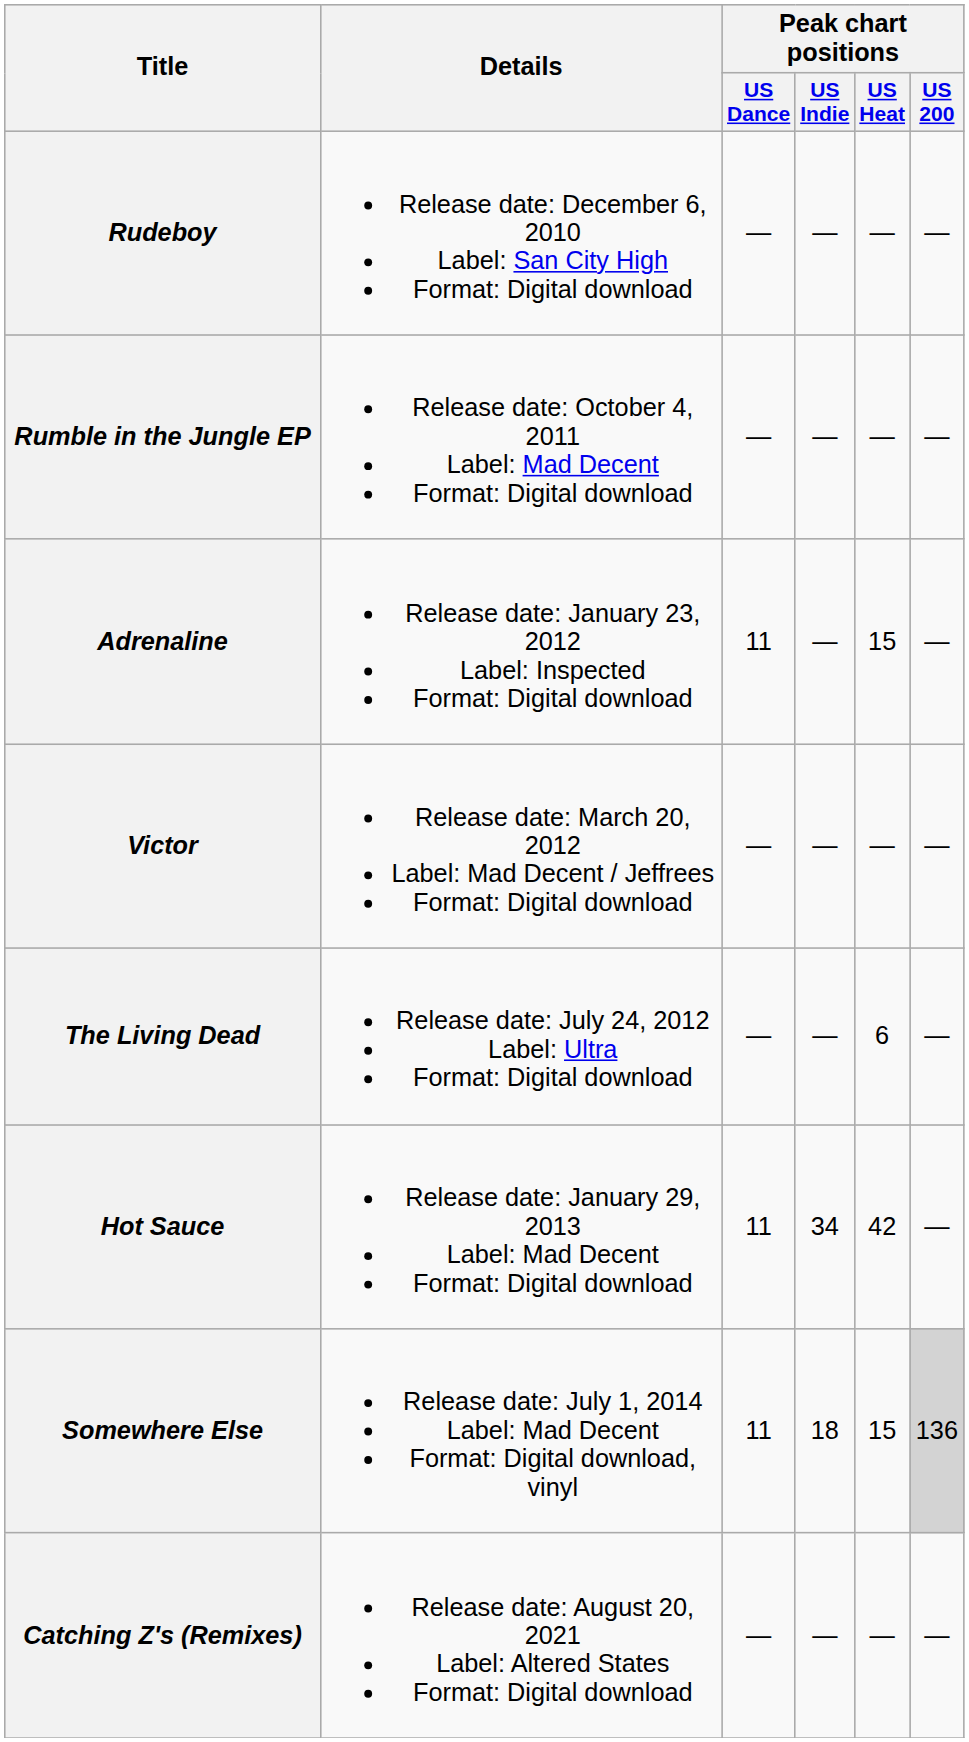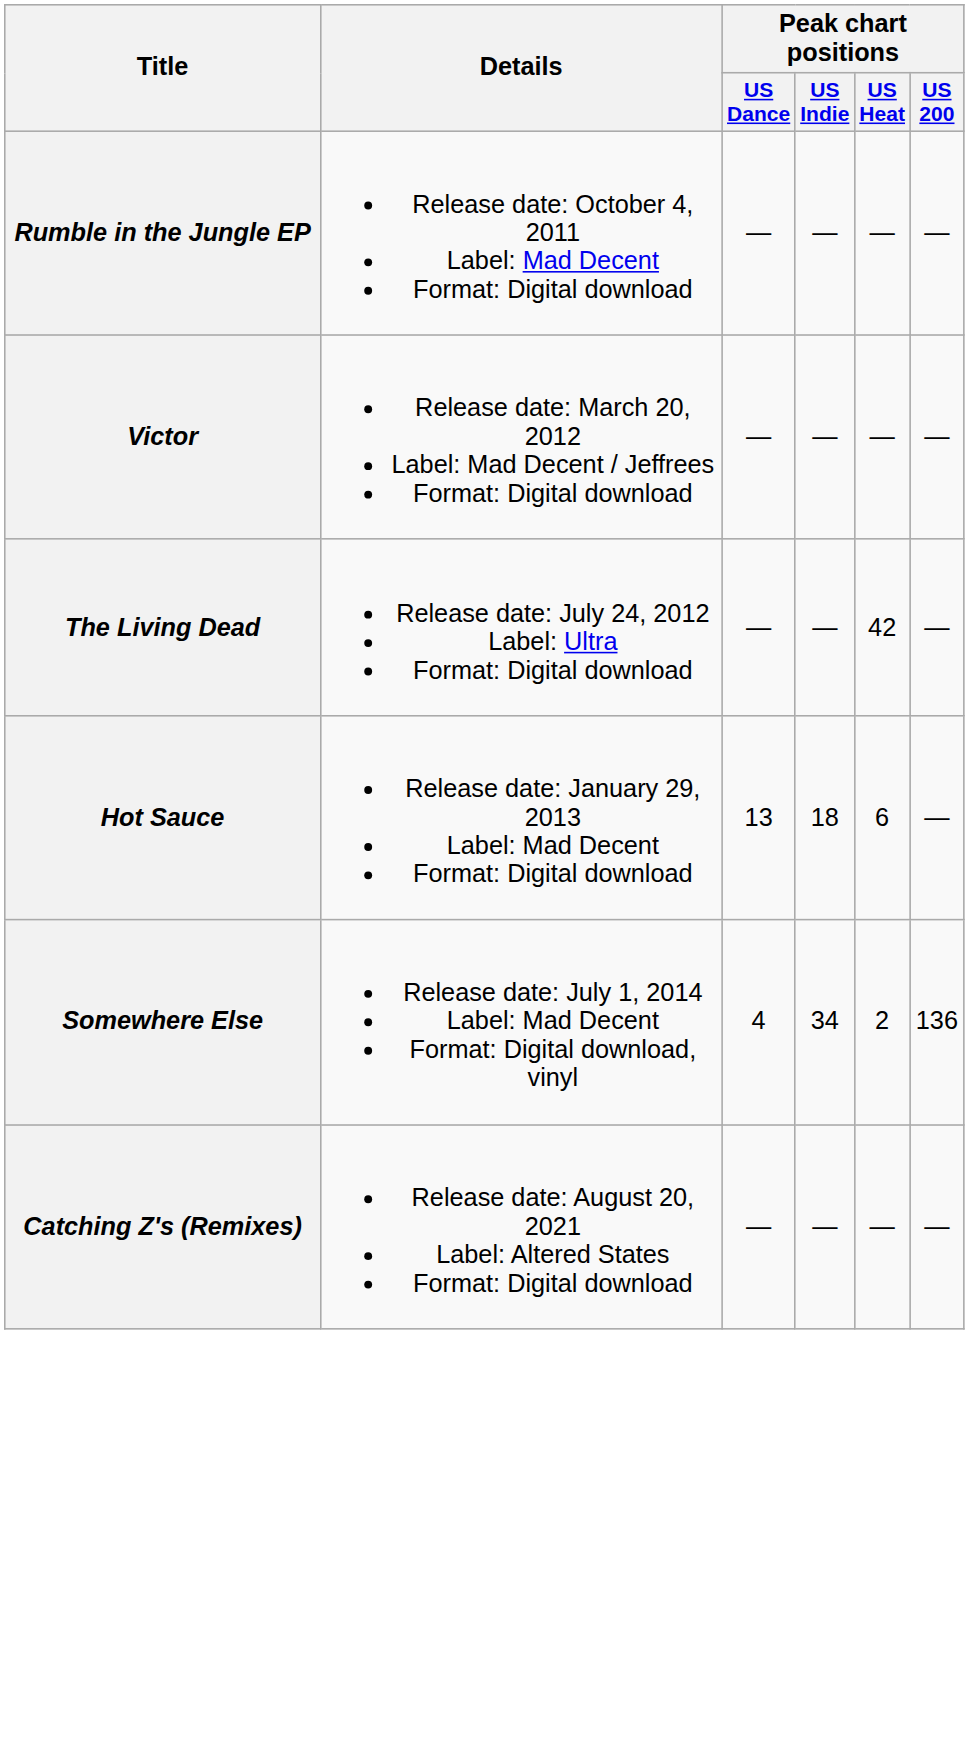- row: (163, 232)
- row: (163, 641)
(882, 1036) 6 -> (882, 627) 42
(759, 1226) 11 -> (759, 817) 13
(825, 1226) 34 -> (825, 817) 18
(882, 1226) 42 -> (882, 817) 6
(759, 1430) 11 -> (759, 1021) 4
(825, 1430) 18 -> (825, 1021) 34
(882, 1430) 15 -> (882, 1021) 2
(937, 1430) lightgrey background -> (937, 1021) no background
